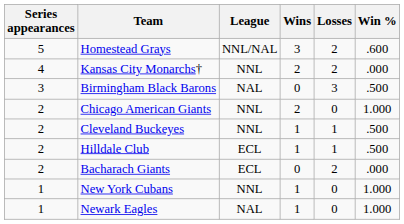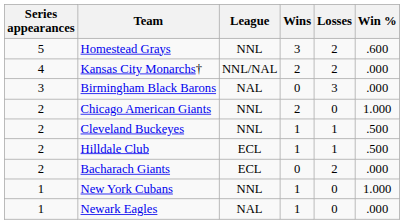(250, 48) NNL/NAL -> (250, 48) NNL
(250, 68) NNL -> (250, 68) NNL/NAL
(377, 88) .500 -> (377, 88) .000
(377, 209) 1.000 -> (377, 209) .000
